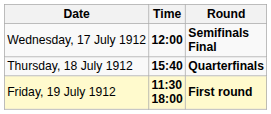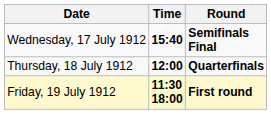(167, 40) 12:00 -> (167, 40) 15:40
(167, 66) 15:40 -> (167, 66) 12:00
